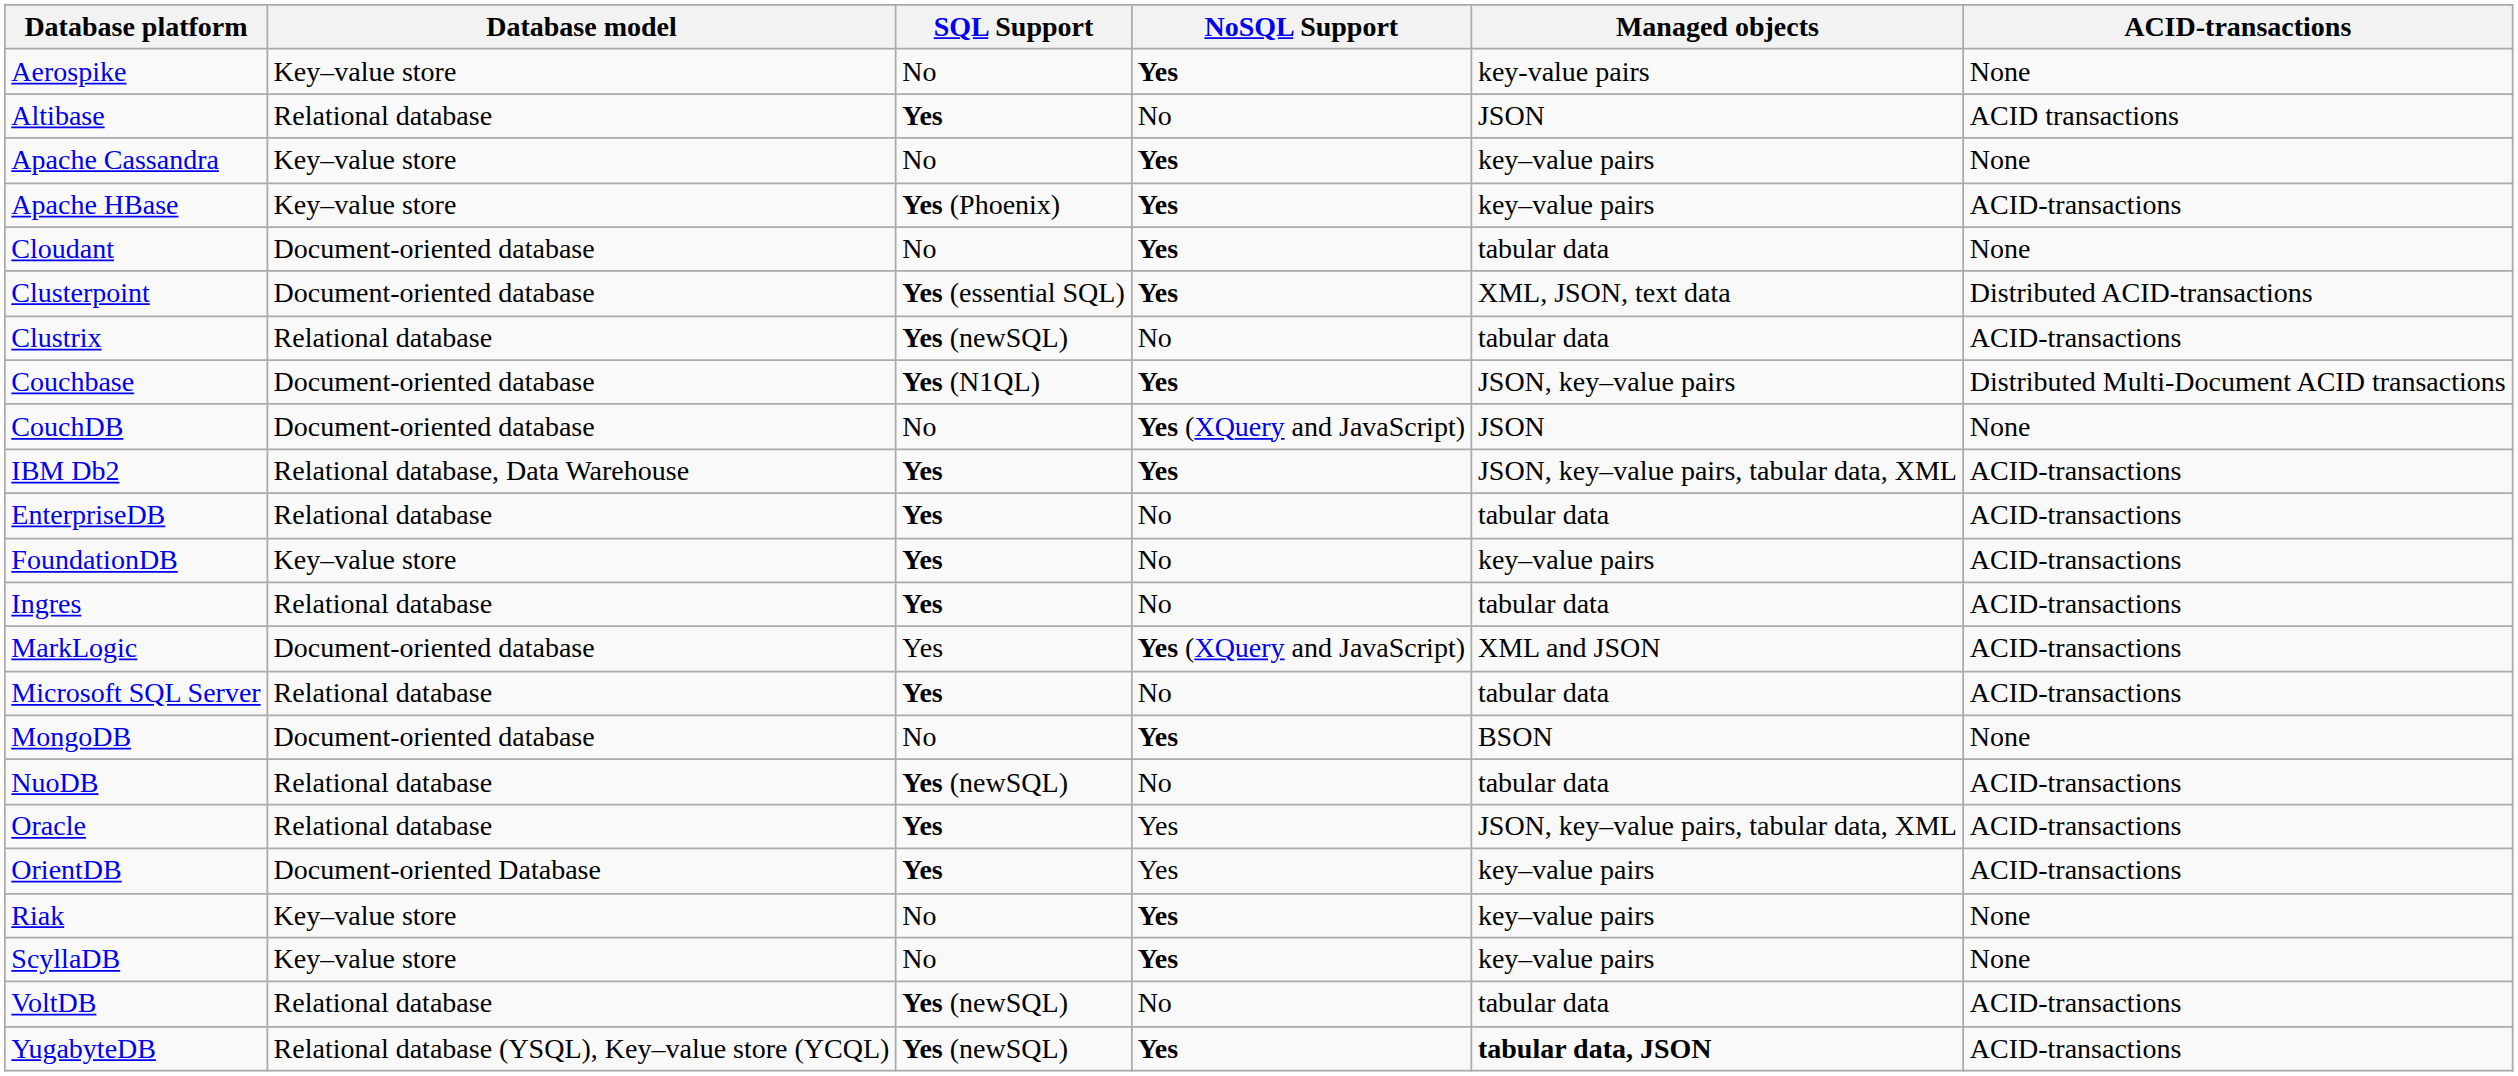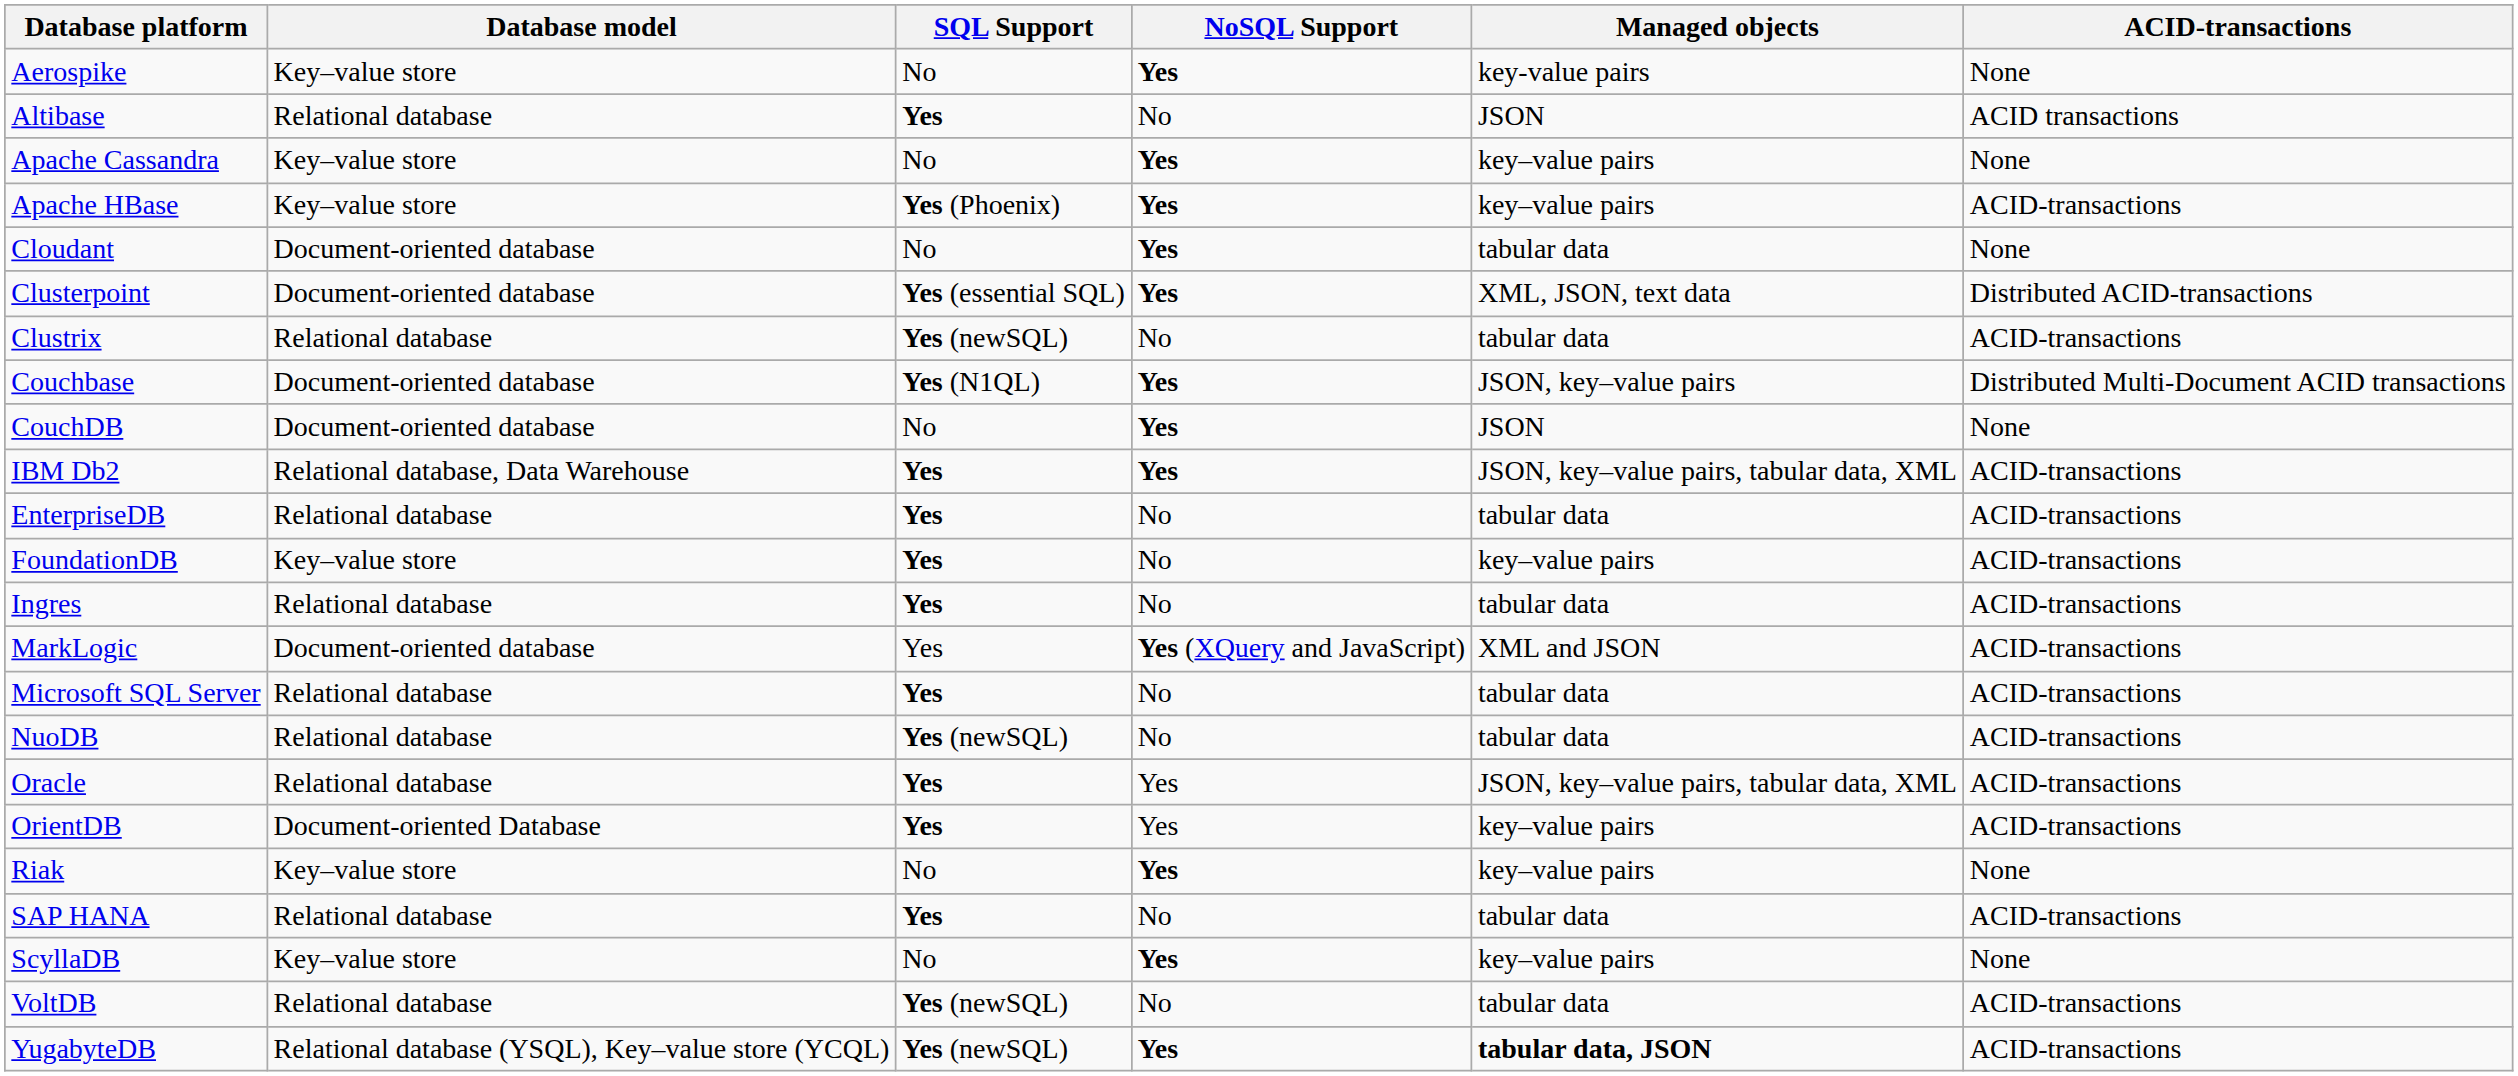(1301, 426) Yes (XQuery and JavaScript) -> (1158, 426) Yes
- row: (71, 737)
+ row: (80, 914)
